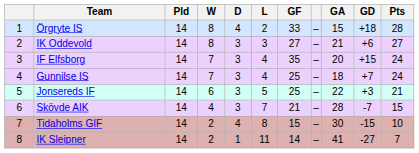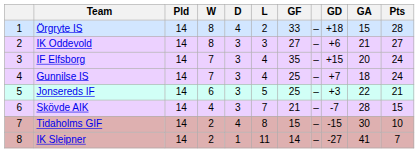columns swapped: (338, 12) <-> (367, 12)
